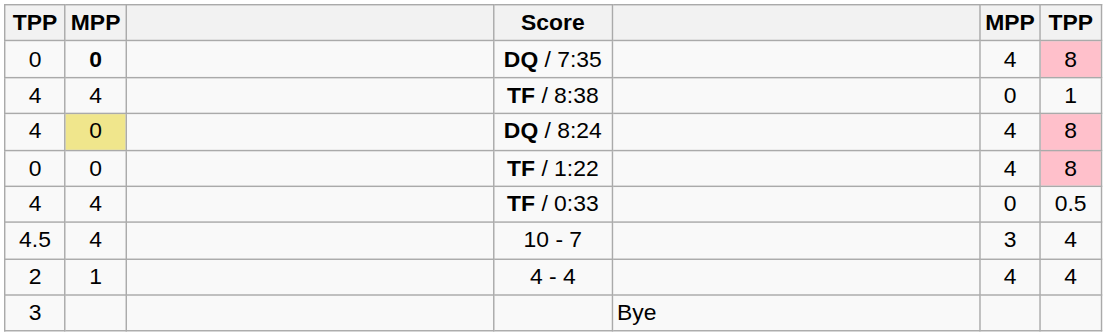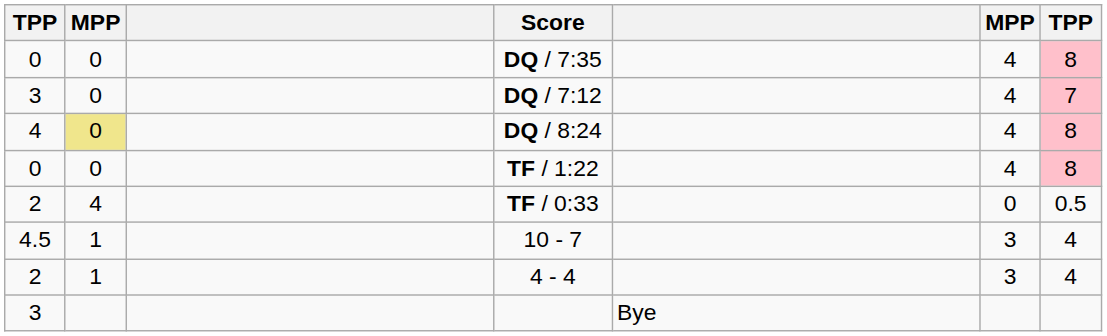(96, 58) bold -> (96, 58) normal
- row: (553, 95)
+ row: (553, 95)
(35, 204) 4 -> (35, 204) 2
(96, 240) 4 -> (96, 240) 1
(1010, 276) 4 -> (1010, 276) 3
